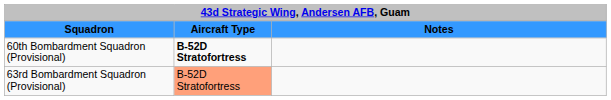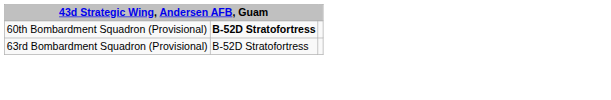- row: (89, 29)
(208, 80) lightsalmon background -> (260, 46) no background
